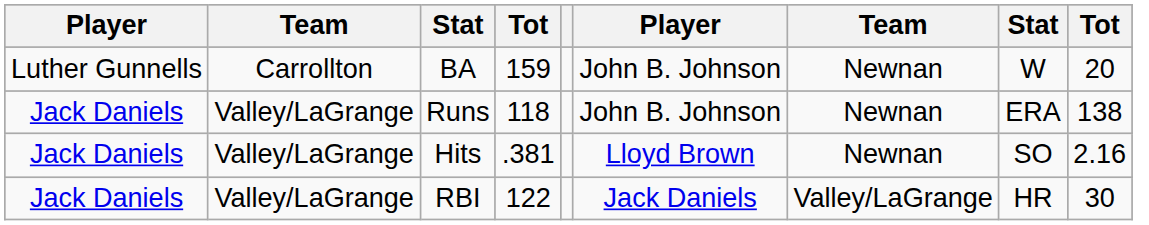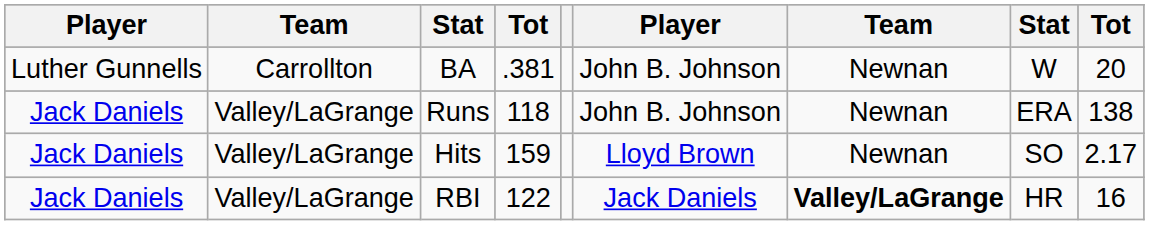(528, 68) 159 -> (528, 68) .381
(528, 154) .381 -> (528, 154) 159
(1100, 154) 2.16 -> (1111, 154) 2.17
(893, 197) normal -> (899, 197) bold
(1100, 197) 30 -> (1111, 197) 16
